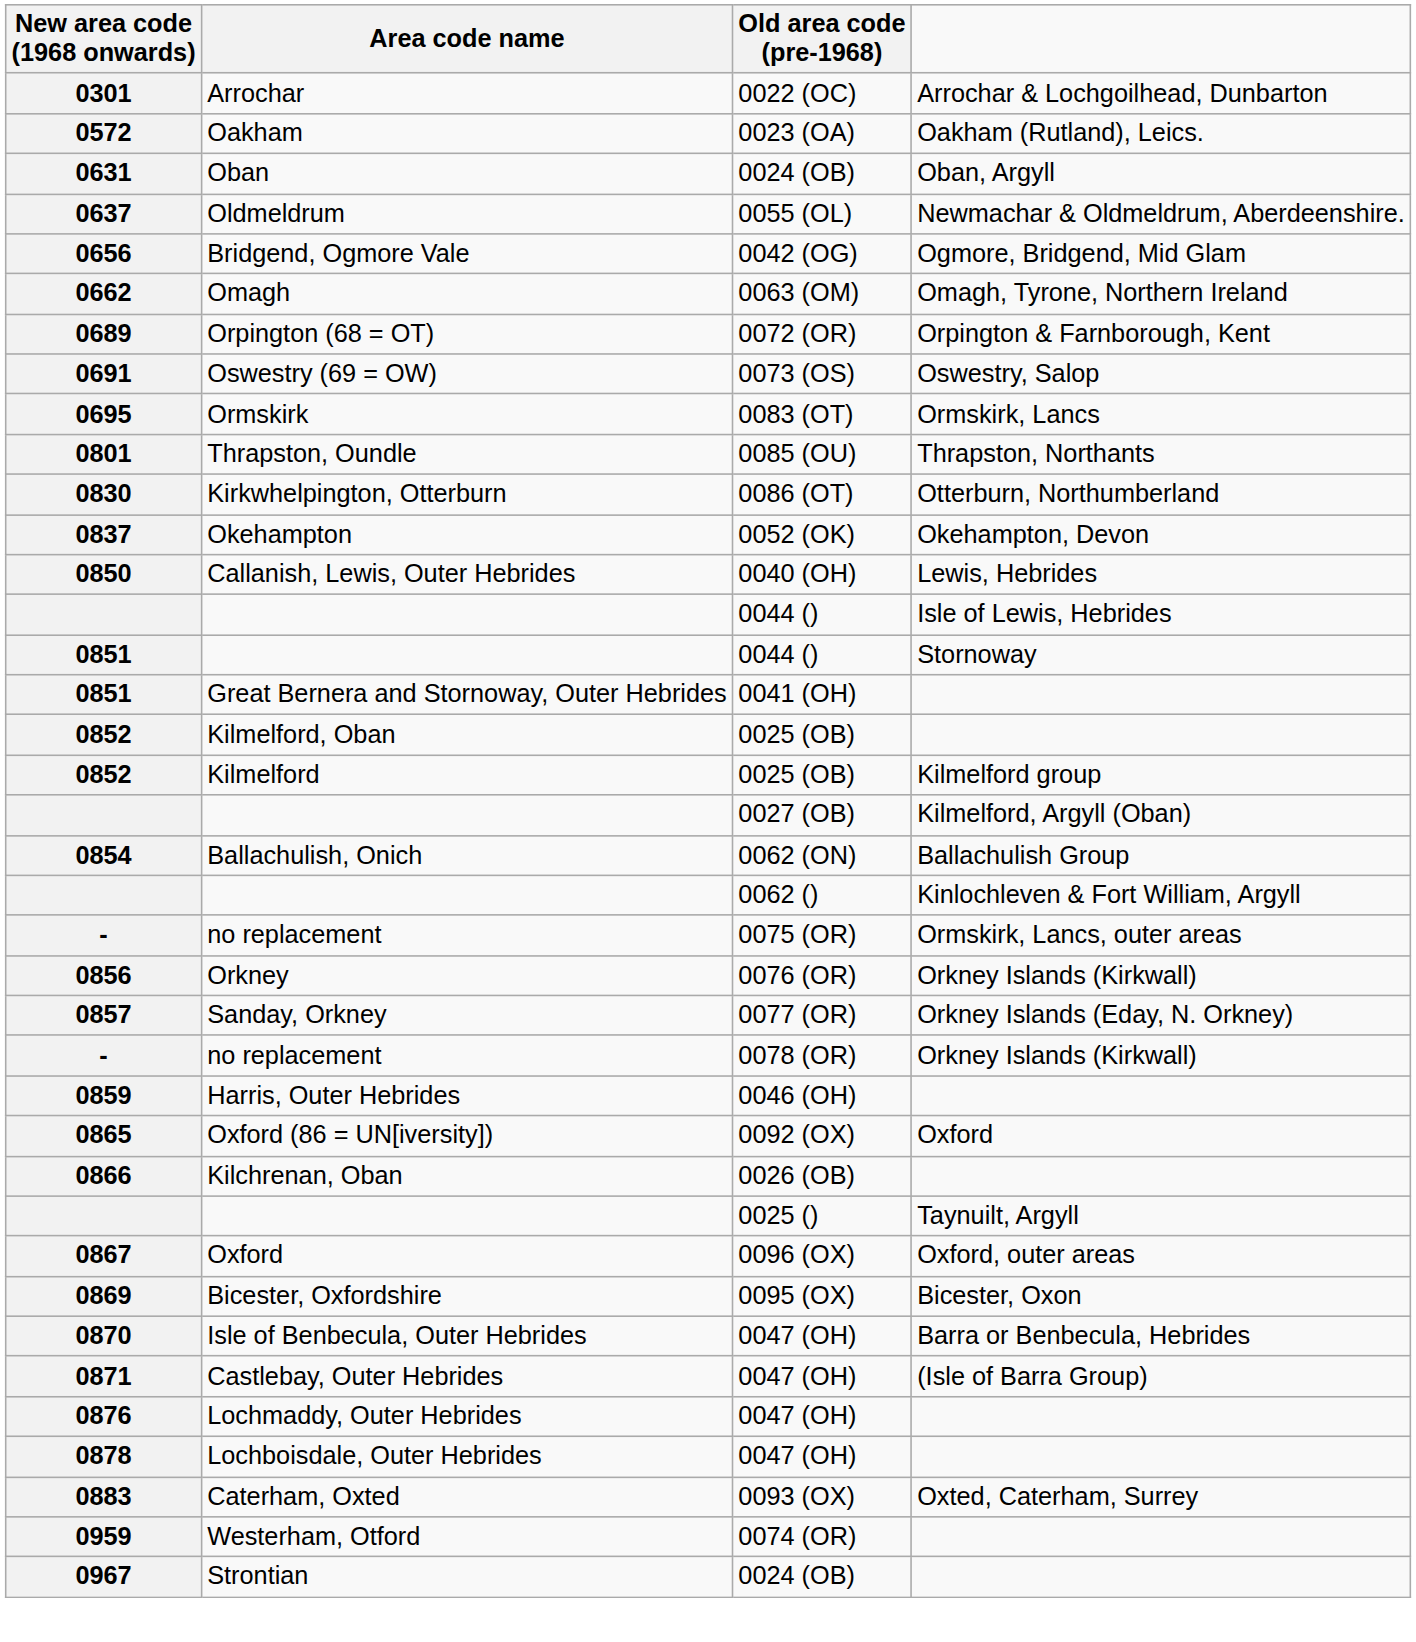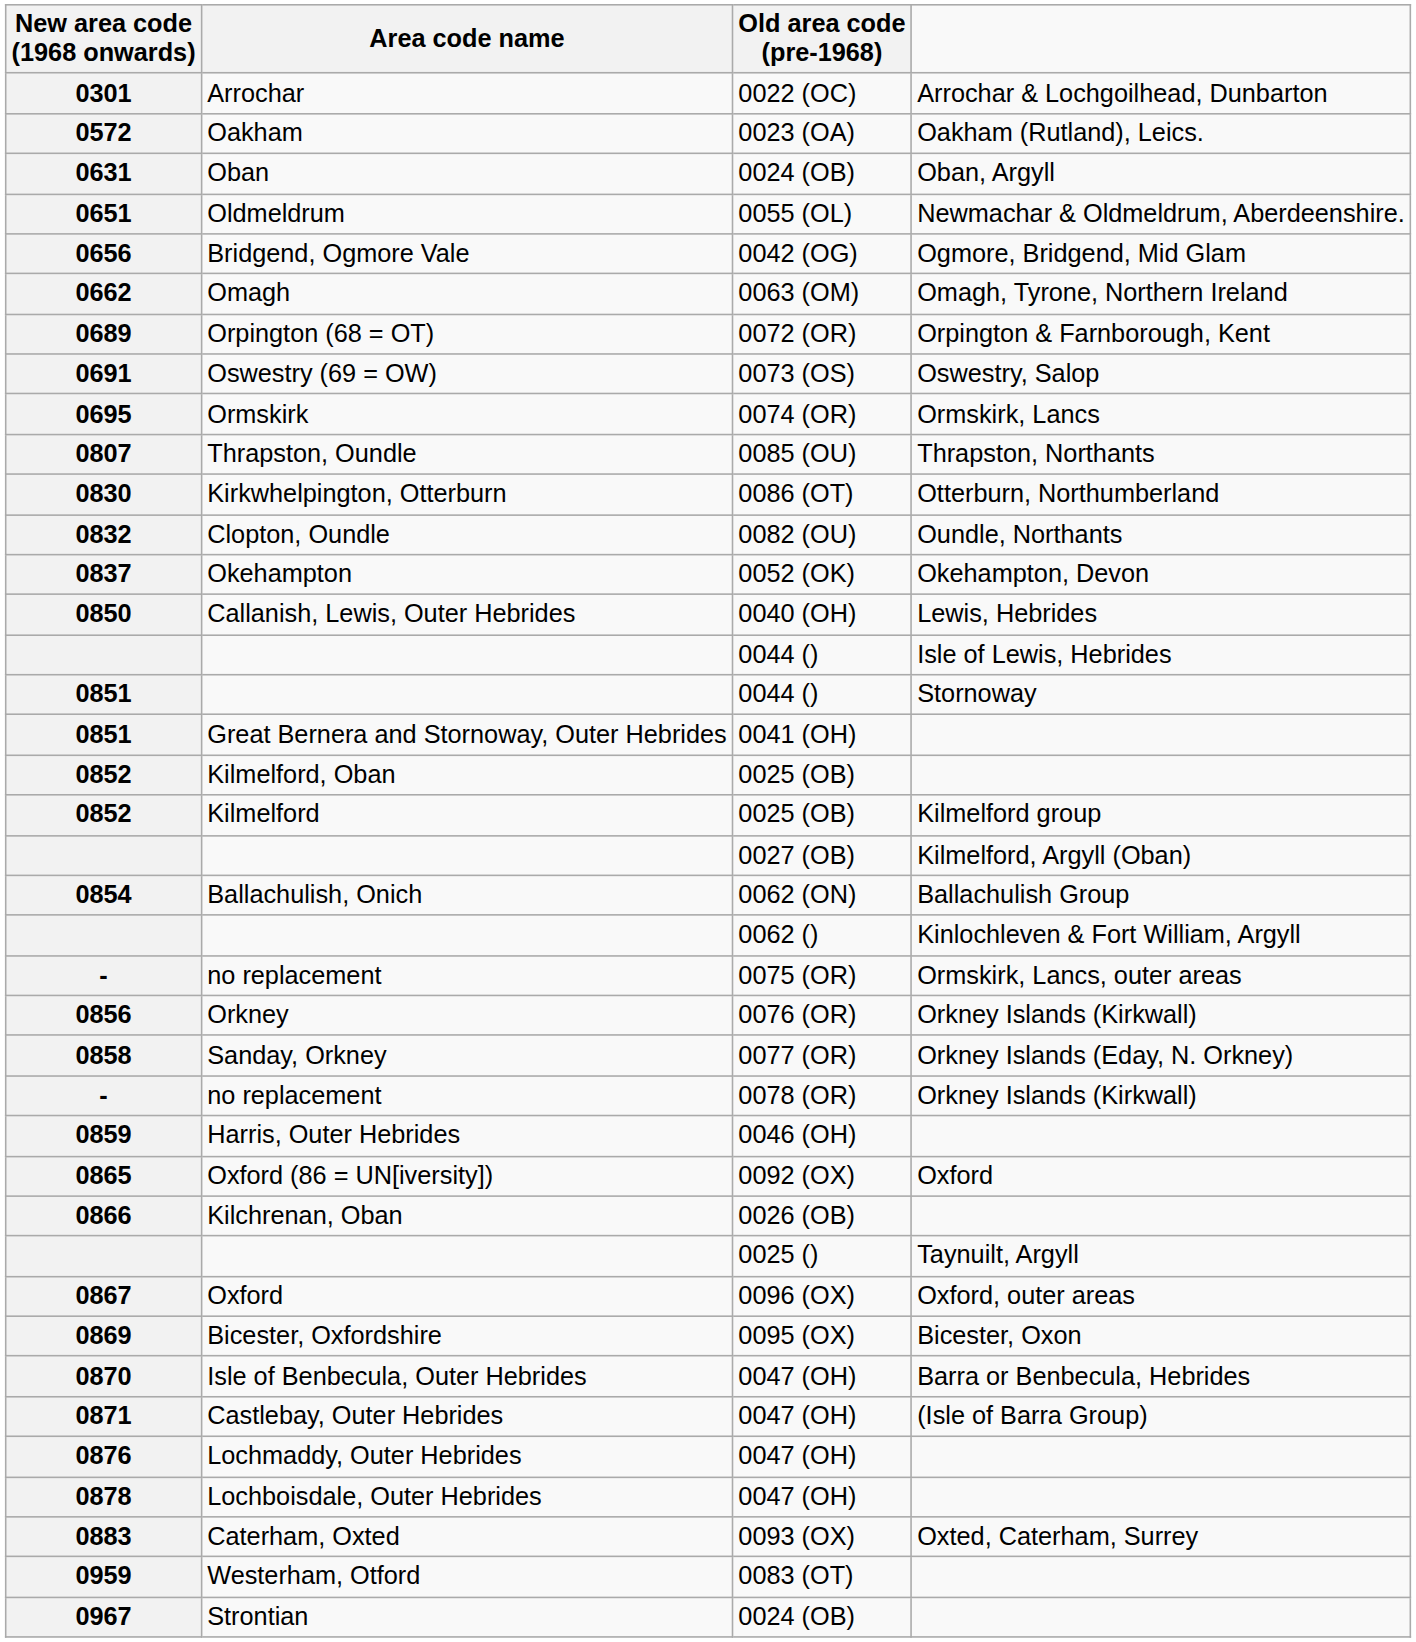(104, 213) 0637 -> (104, 213) 0651
(796, 413) 0083 (OT) -> (797, 413) 0074 (OR)
(104, 453) 0801 -> (104, 453) 0807
+ row: (299, 534)
(104, 1015) 0857 -> (104, 1055) 0858
(797, 1536) 0074 (OR) -> (796, 1576) 0083 (OT)
